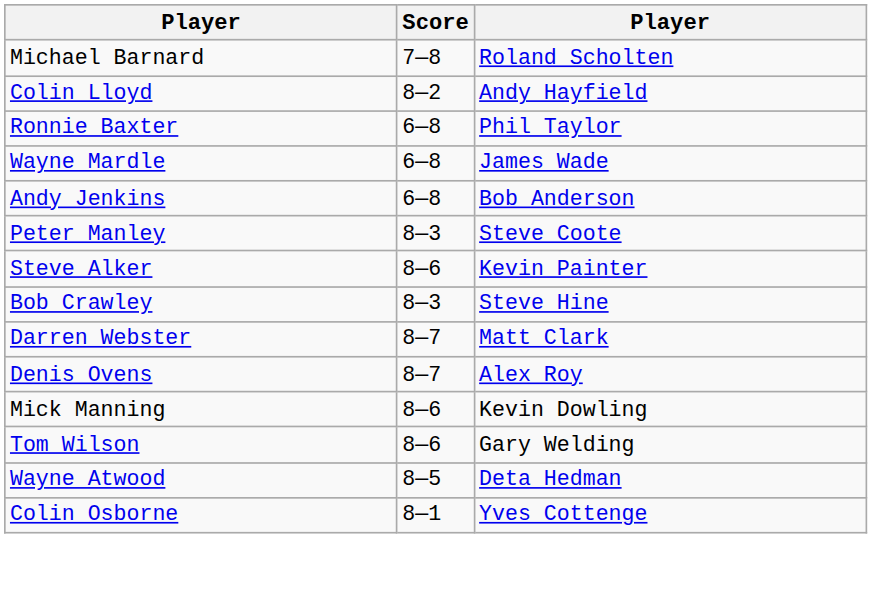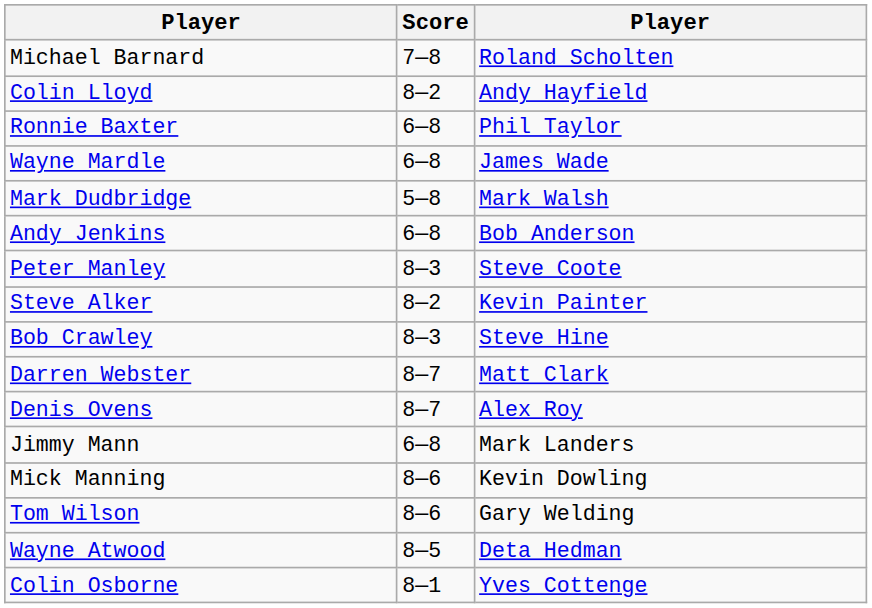+ row: (101, 198)
(422, 269) 8—6 -> (422, 304) 8—2
+ row: (75, 445)
